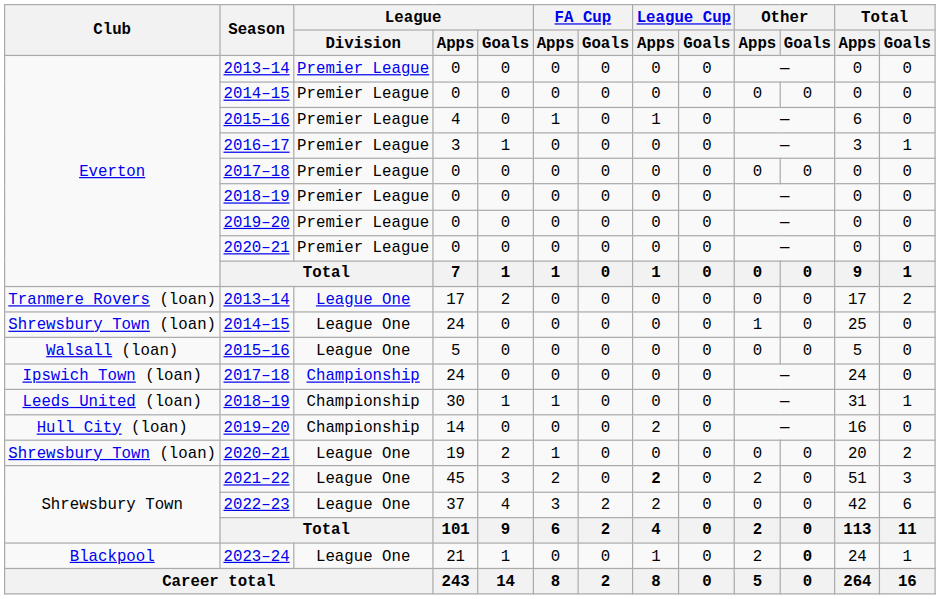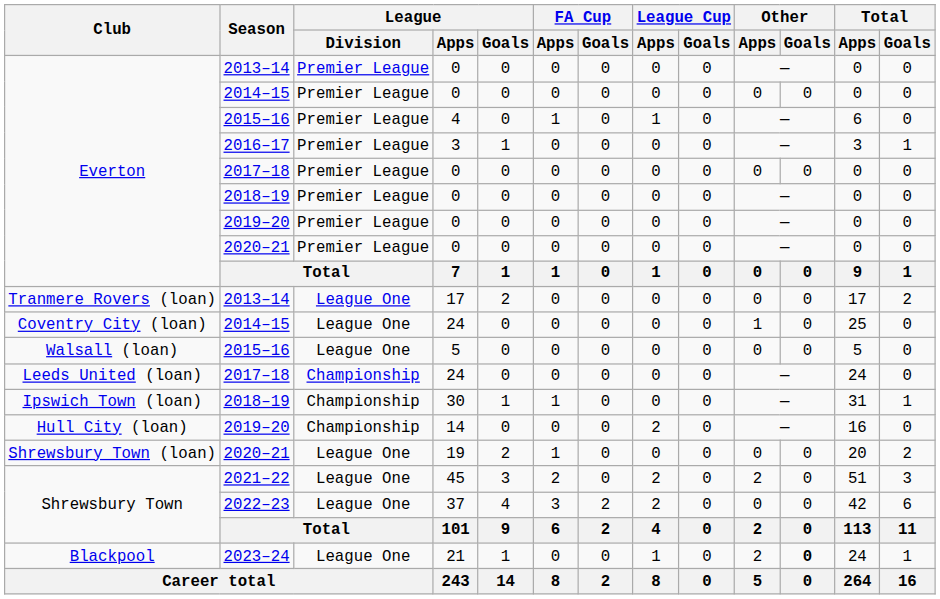(112, 325) Shrewsbury Town (loan) -> (112, 325) Coventry City (loan)
(112, 376) Ipswich Town (loan) -> (112, 376) Leeds United (loan)
(112, 402) Leeds United (loan) -> (112, 402) Ipswich Town (loan)
(656, 479) bold -> (656, 479) normal
